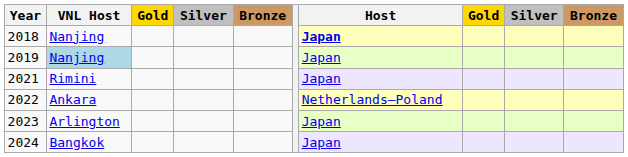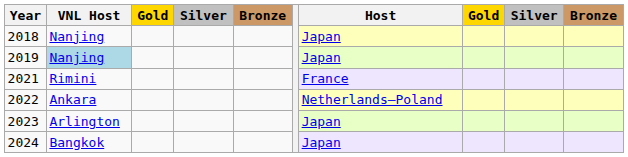(321, 36) bold -> (321, 36) normal
(321, 79) Japan -> (325, 79) France
